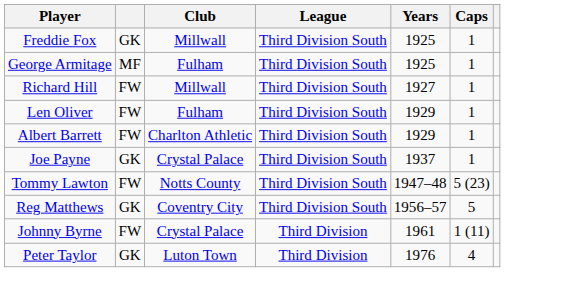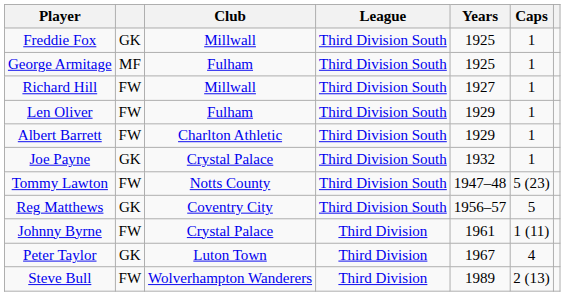(420, 159) 1937 -> (480, 159) 1932
(420, 254) 1976 -> (480, 254) 1967
+ row: (60, 278)
